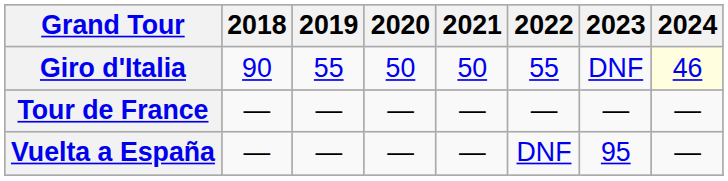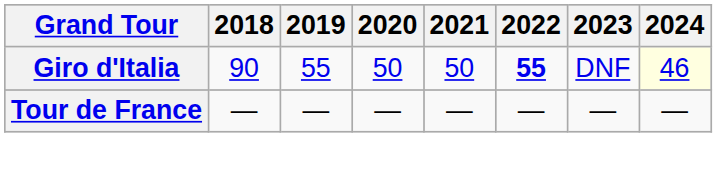(544, 68) normal -> (531, 68) bold
- row: (113, 152)
